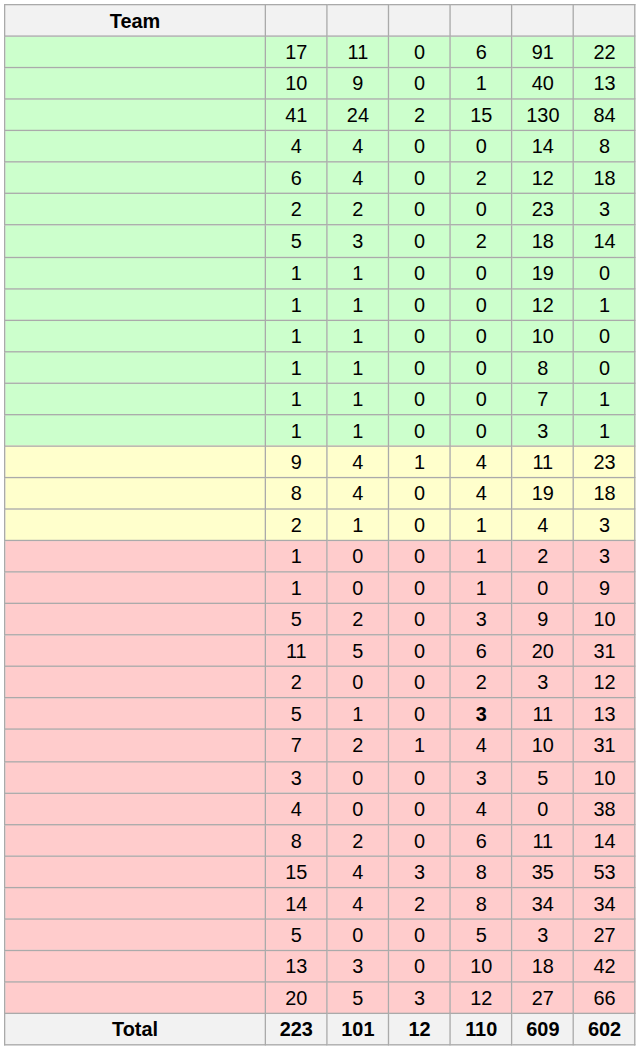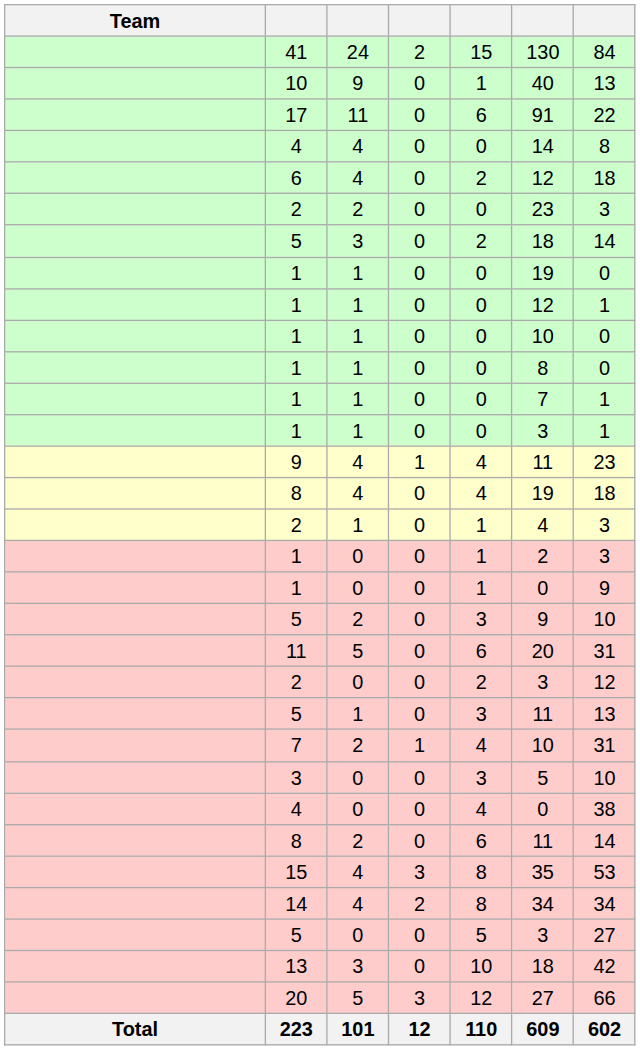rows swapped: (296, 115) <-> (296, 52)
(481, 714) bold -> (481, 714) normal
